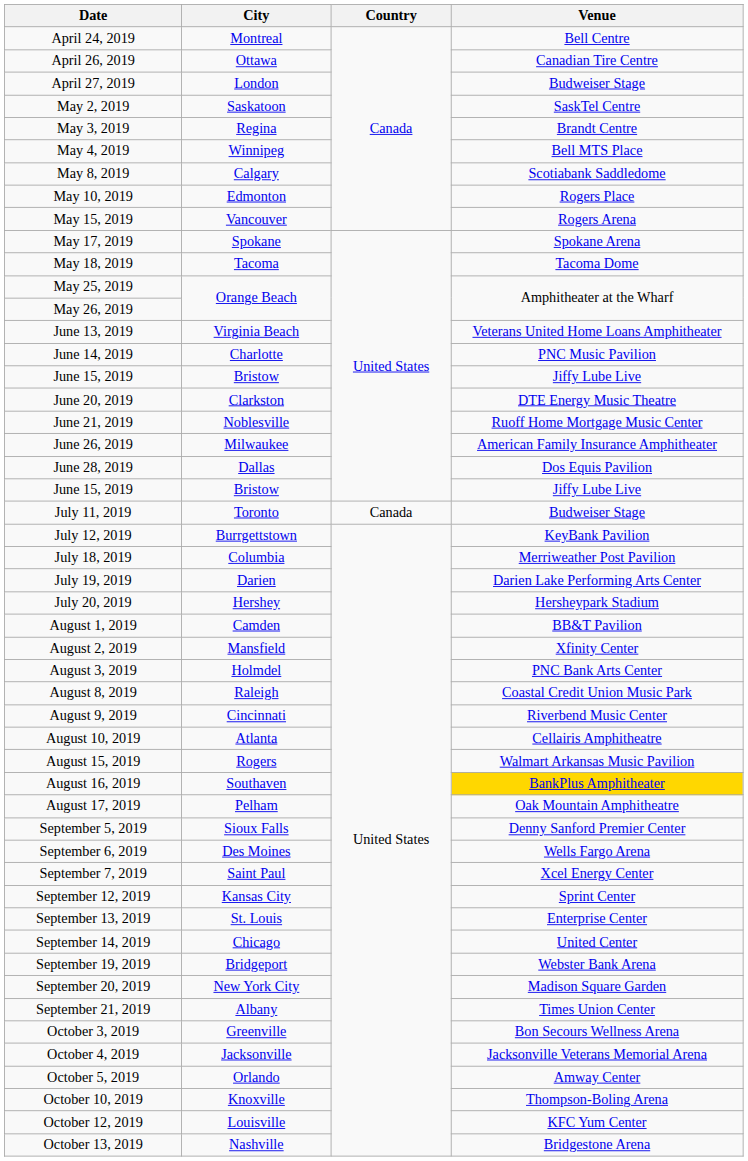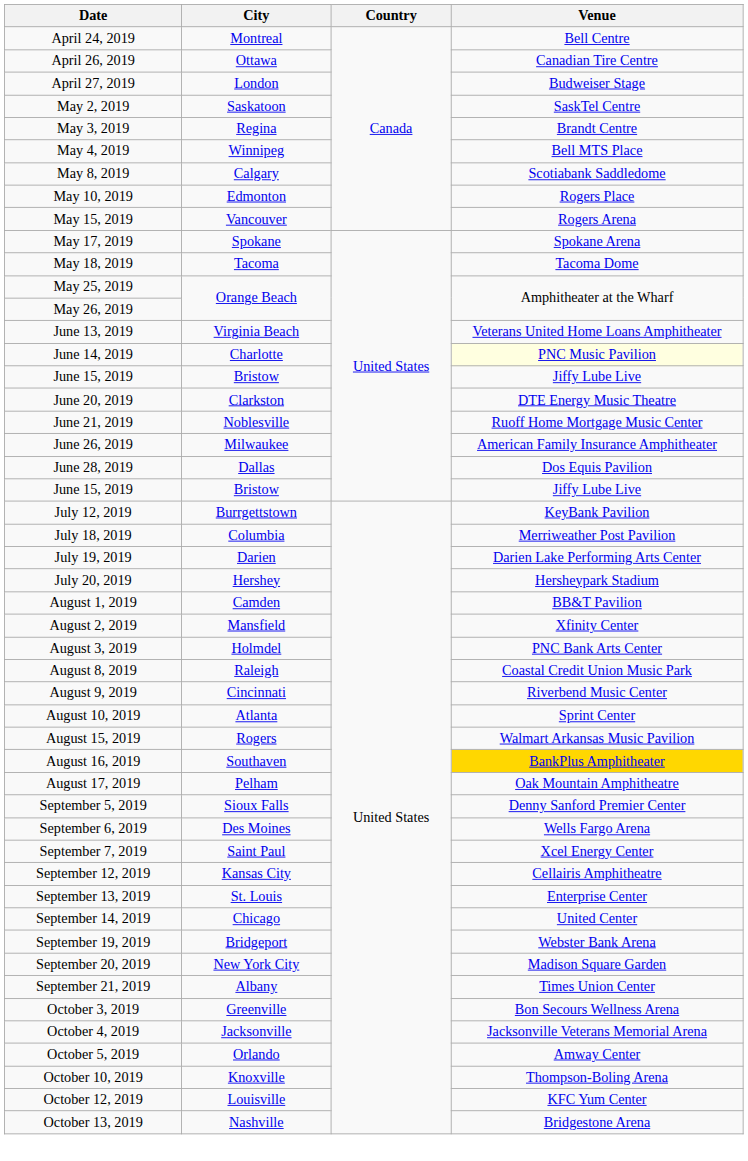(597, 354) no background -> (597, 354) lightyellow background
- row: (93, 512)
(597, 738) Cellairis Amphitheatre -> (597, 715) Sprint Center
(597, 896) Sprint Center -> (597, 873) Cellairis Amphitheatre
